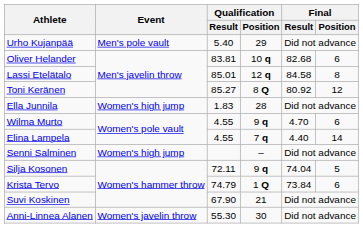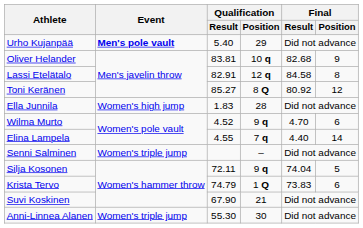(133, 43) normal -> (136, 43) bold
(337, 59) 6 -> (337, 59) 9
(224, 74) 85.01 -> (224, 74) 82.91
(224, 122) 4.55 -> (224, 122) 4.52
(141, 153) Women's high jump -> (142, 153) Women's triple jump
(299, 184) 73.84 -> (299, 184) 73.83
(147, 216) Women's javelin throw -> (142, 216) Women's triple jump
